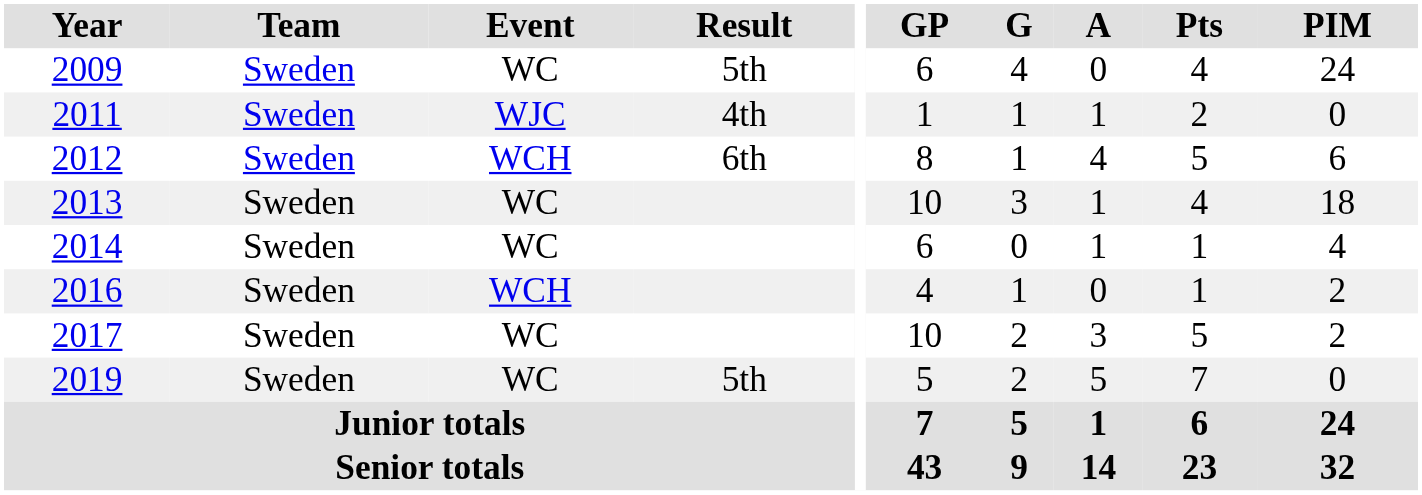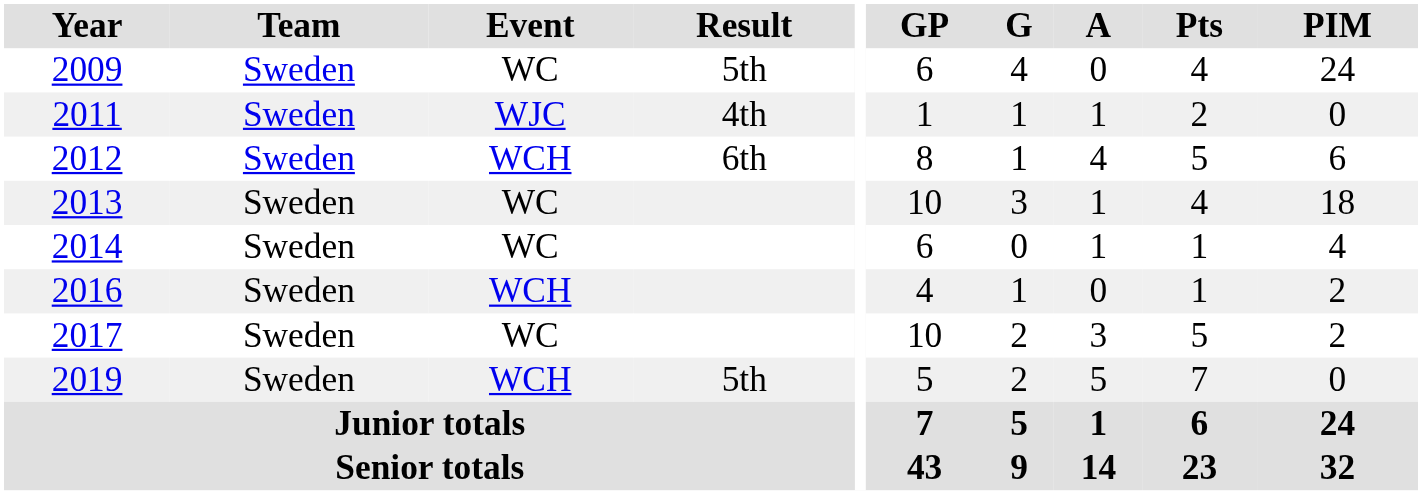(530, 379) WC -> (530, 379) WCH
